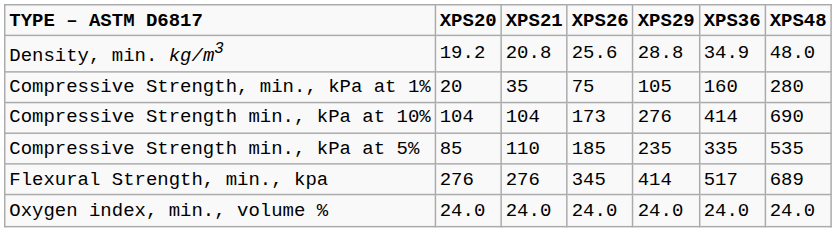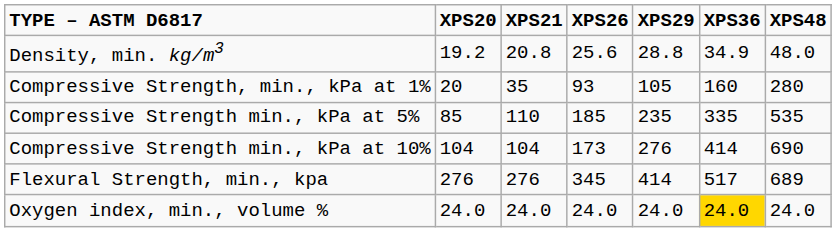(583, 87) 75 -> (583, 87) 93
rows swapped: (214, 149) <-> (220, 118)
(726, 211) no background -> (726, 211) gold background
